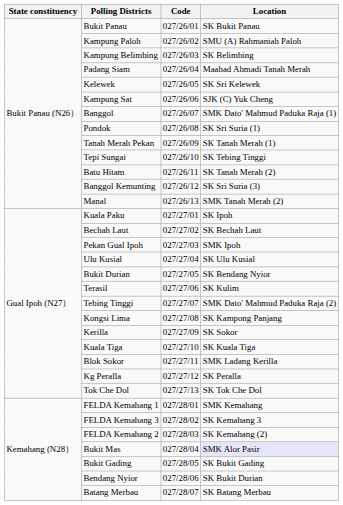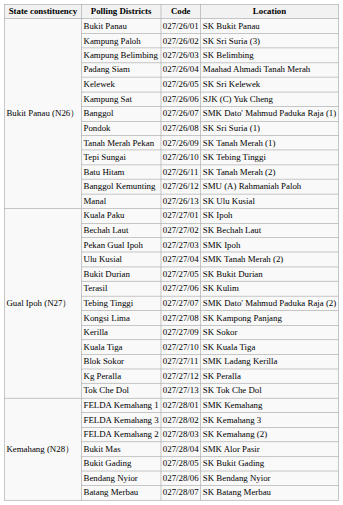(252, 40) SMU (A) Rahmaniah Paloh -> (231, 40) SK Sri Suria (3)
(231, 186) SK Sri Suria (3) -> (252, 186) SMU (A) Rahmaniah Paloh
(243, 200) SMK Tanah Merah (2) -> (229, 200) SK Ulu Kusial
(229, 259) SK Ulu Kusial -> (243, 259) SMK Tanah Merah (2)
(237, 273) SK Bendang Nyior -> (233, 273) SK Bukit Durian
(231, 448) lavender background -> (231, 448) no background
(233, 478) SK Bukit Durian -> (237, 478) SK Bendang Nyior
